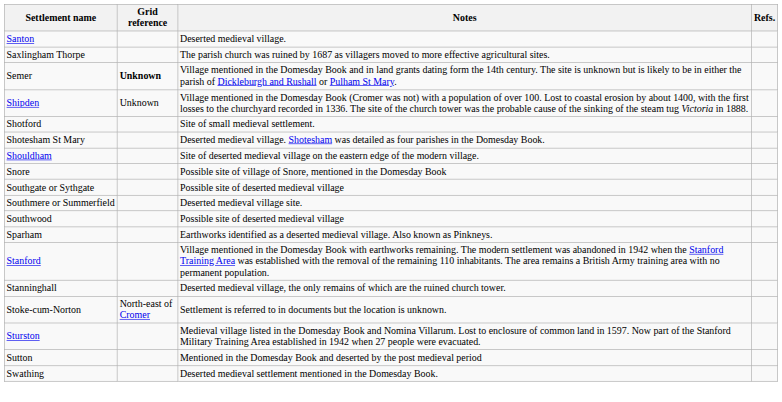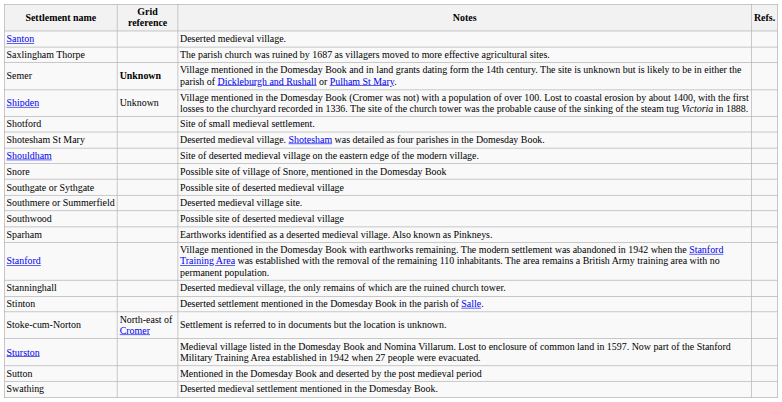+ row: (21, 304)
